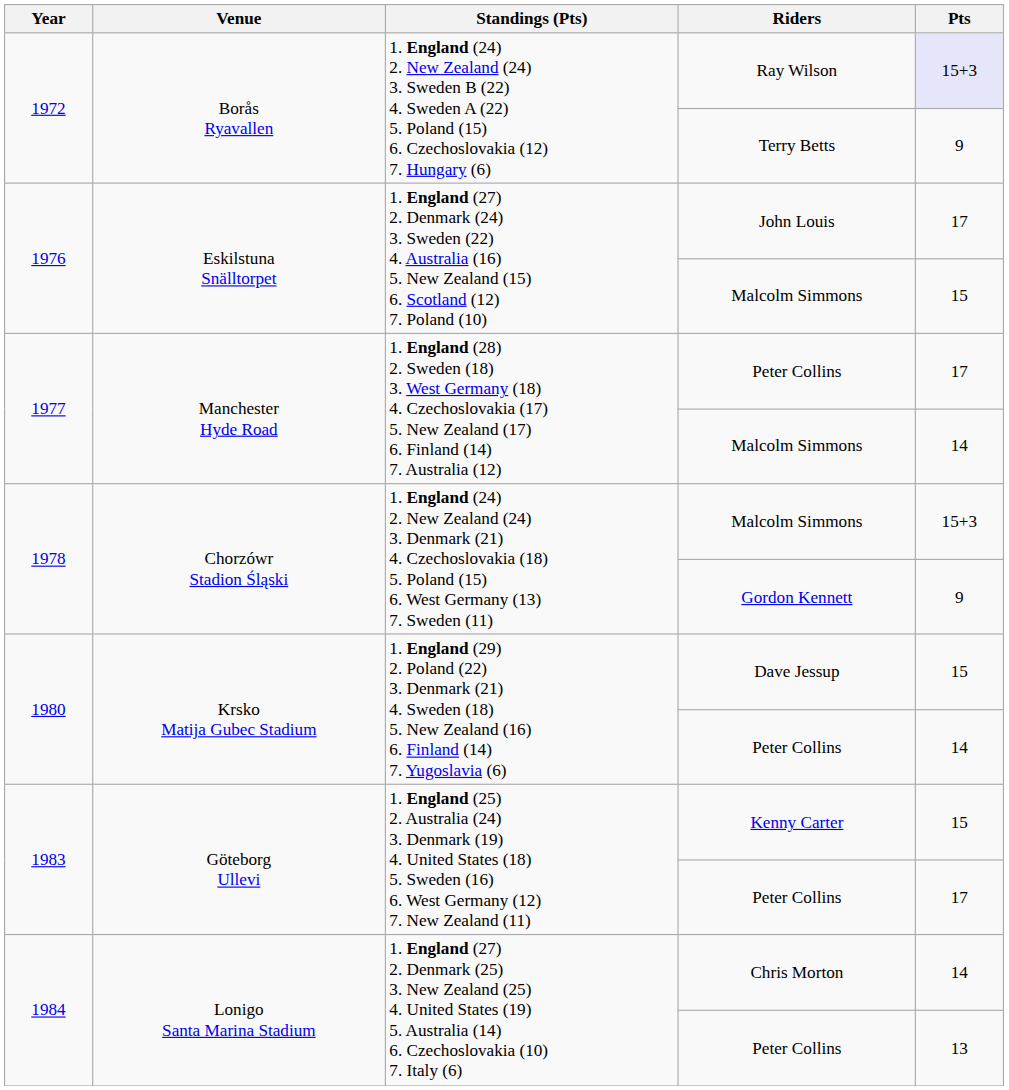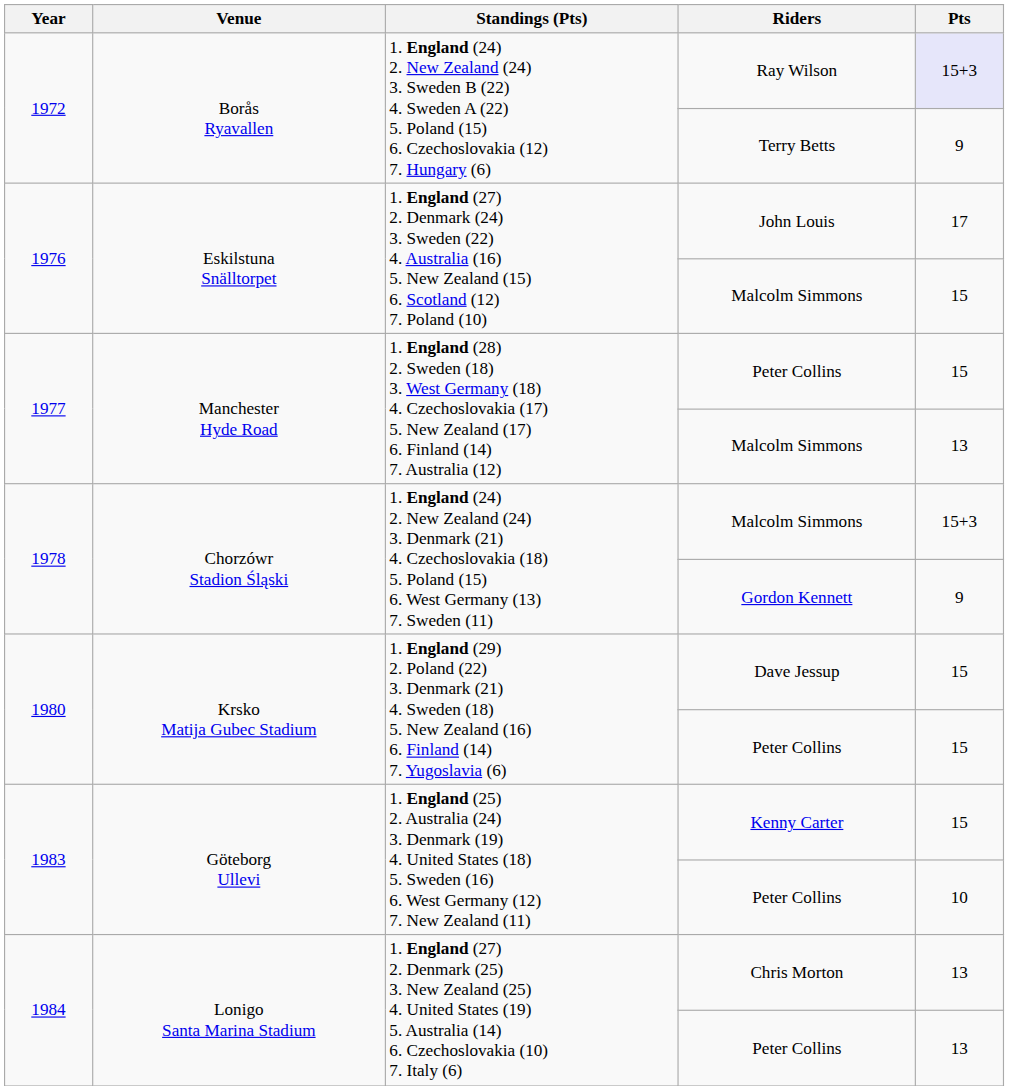(959, 371) 17 -> (959, 371) 15
(959, 446) 14 -> (959, 446) 13
(959, 747) 14 -> (959, 747) 15
(959, 897) 17 -> (959, 897) 10
(959, 972) 14 -> (959, 972) 13
